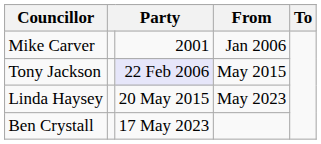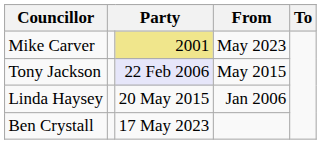(192, 44) no background -> (192, 44) khaki background
(256, 44) Jan 2006 -> (252, 44) May 2023
(252, 98) May 2023 -> (256, 98) Jan 2006
